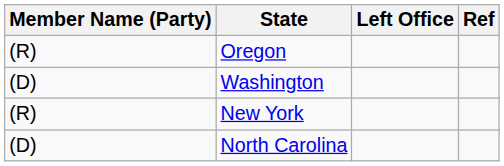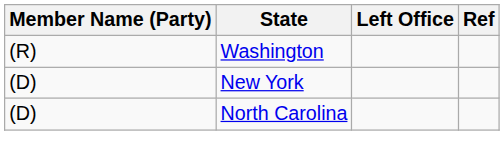- row: (253, 51)
(23, 82) (D) -> (23, 51) (R)
(23, 113) (R) -> (23, 82) (D)
